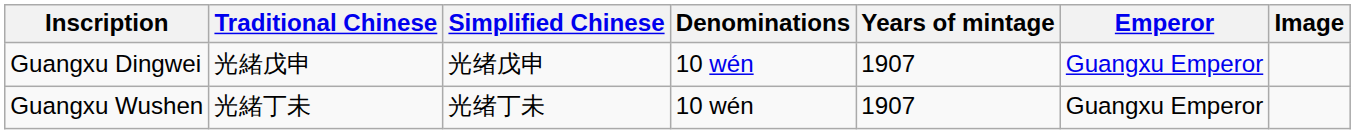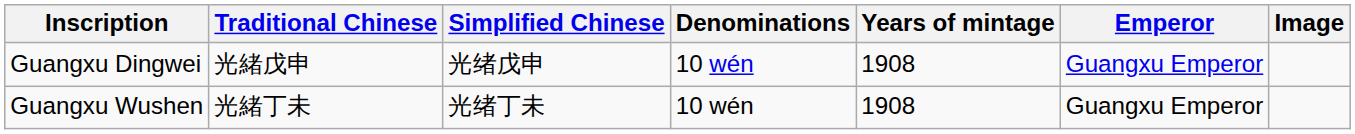(888, 64) 1907 -> (888, 64) 1908
(888, 107) 1907 -> (888, 107) 1908
